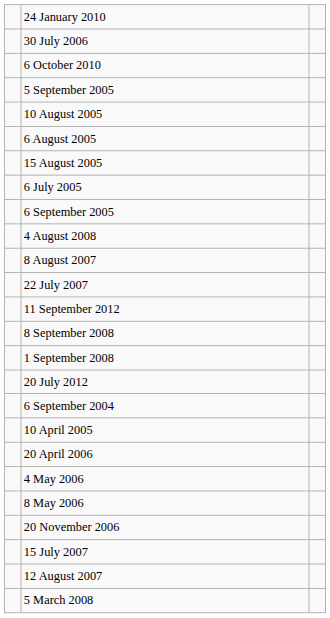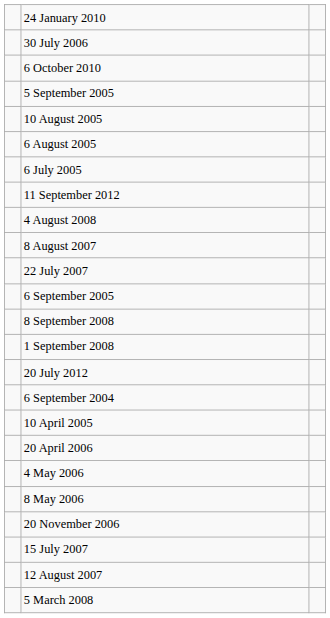- row: (63, 162)
rows swapped: (72, 308) <-> (69, 211)
